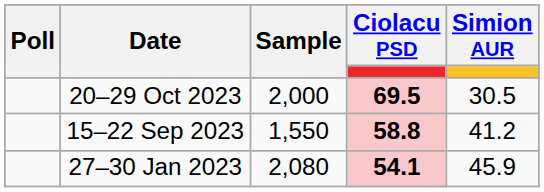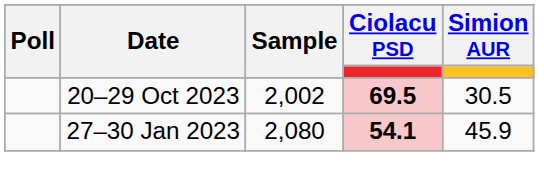(299, 95) 2,000 -> (295, 95) 2,002
- row: (155, 131)
